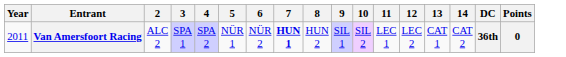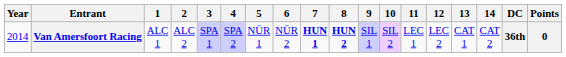+ column: (158, 12)
(18, 37) 2011 -> (18, 37) 2014
(317, 37) normal -> (344, 37) bold
